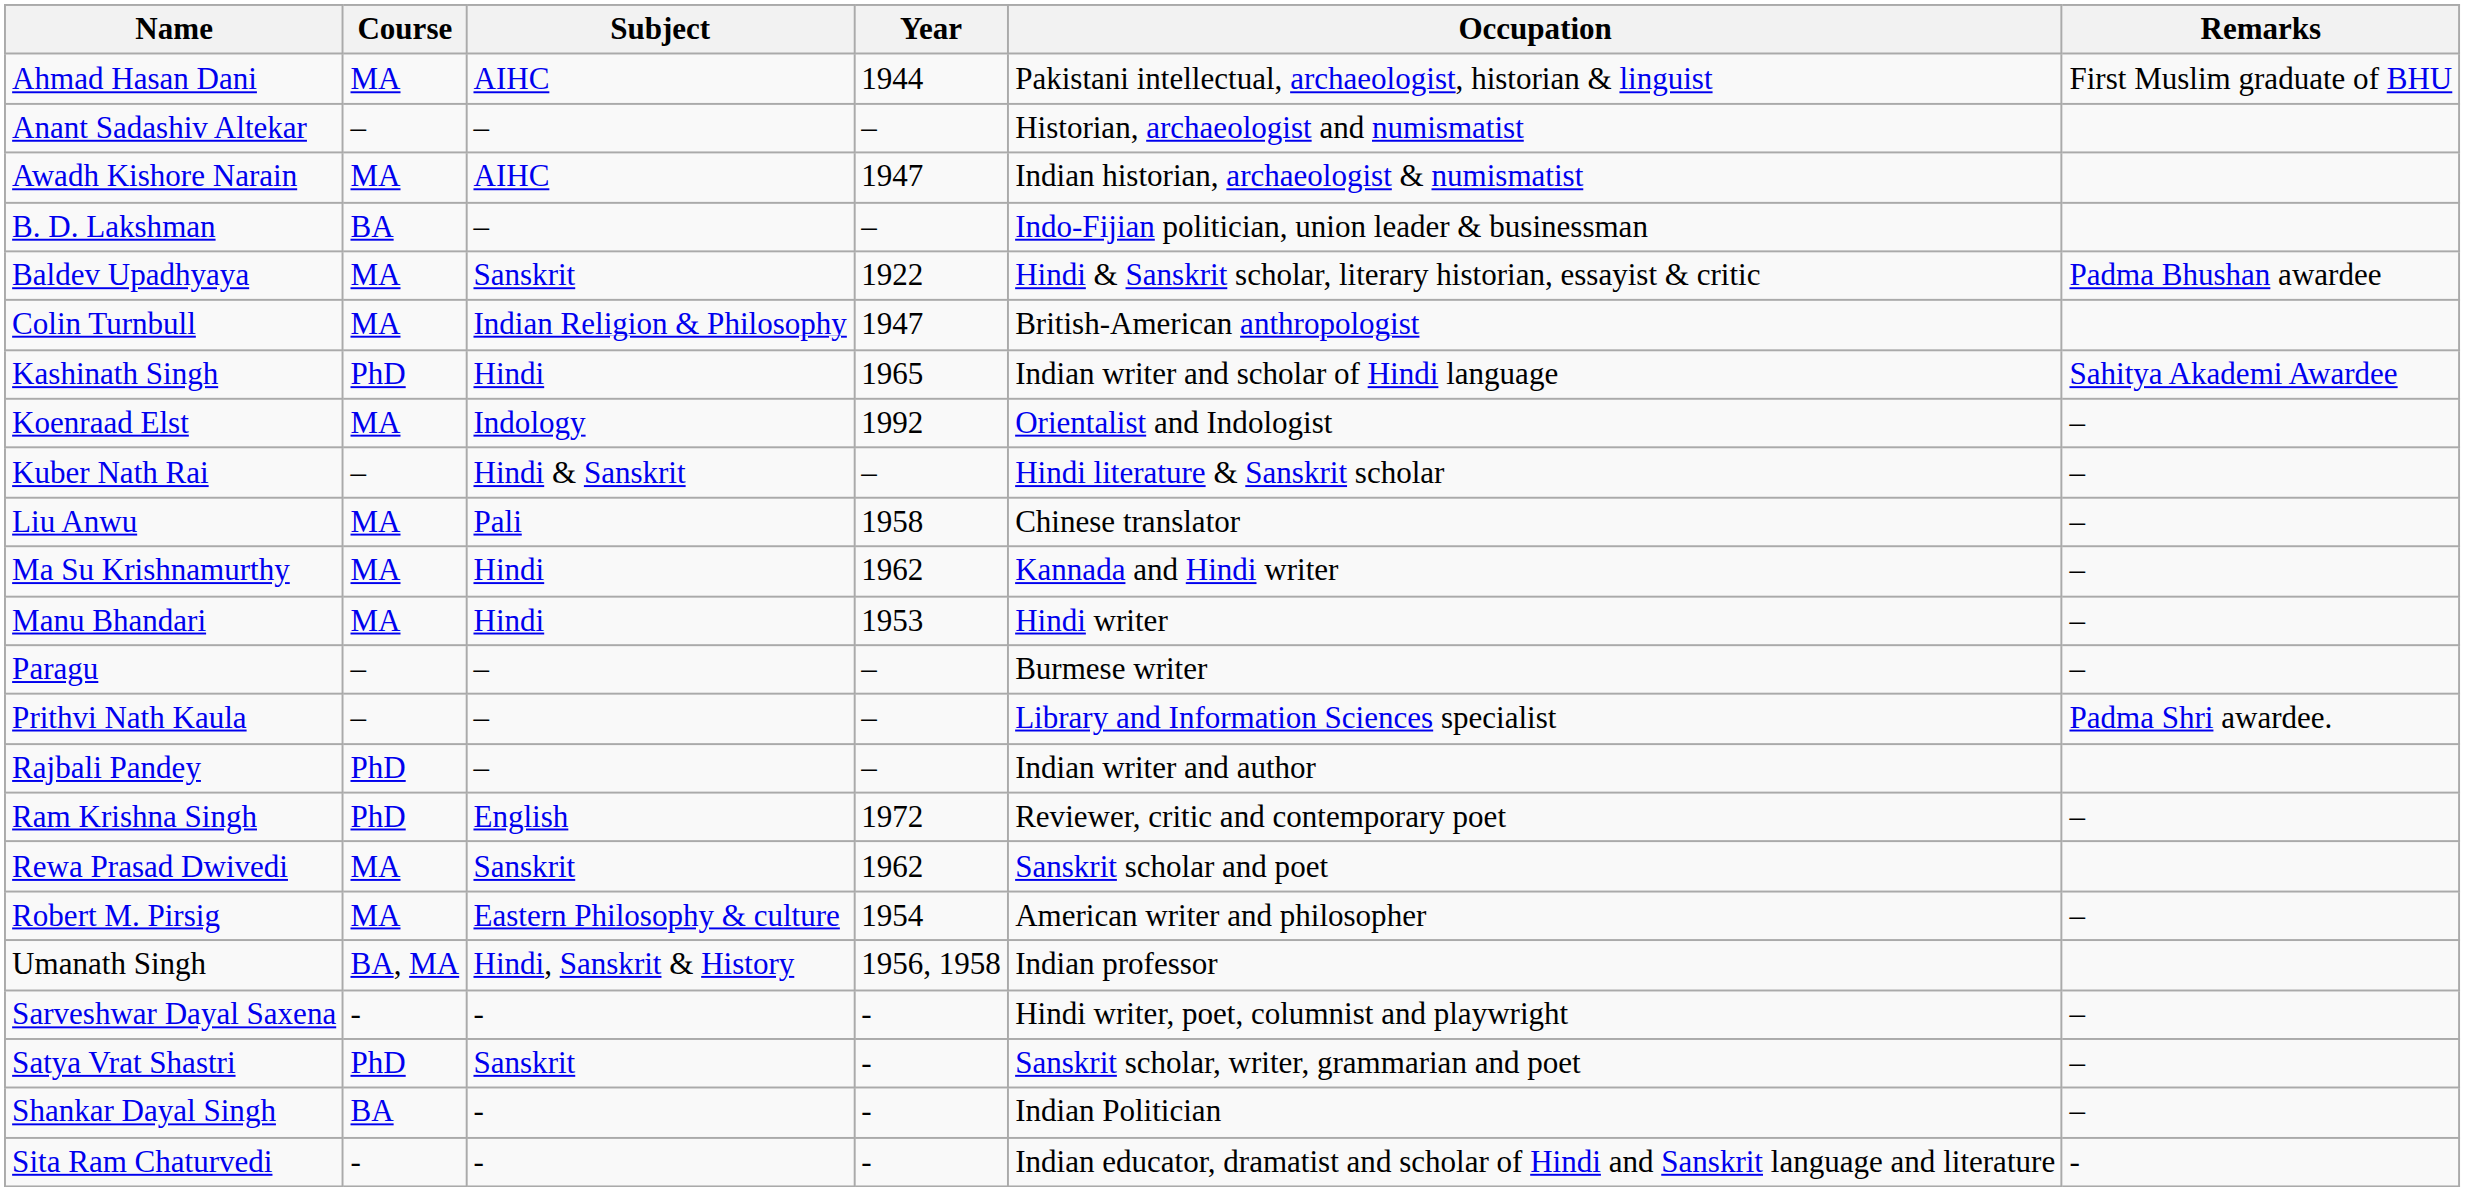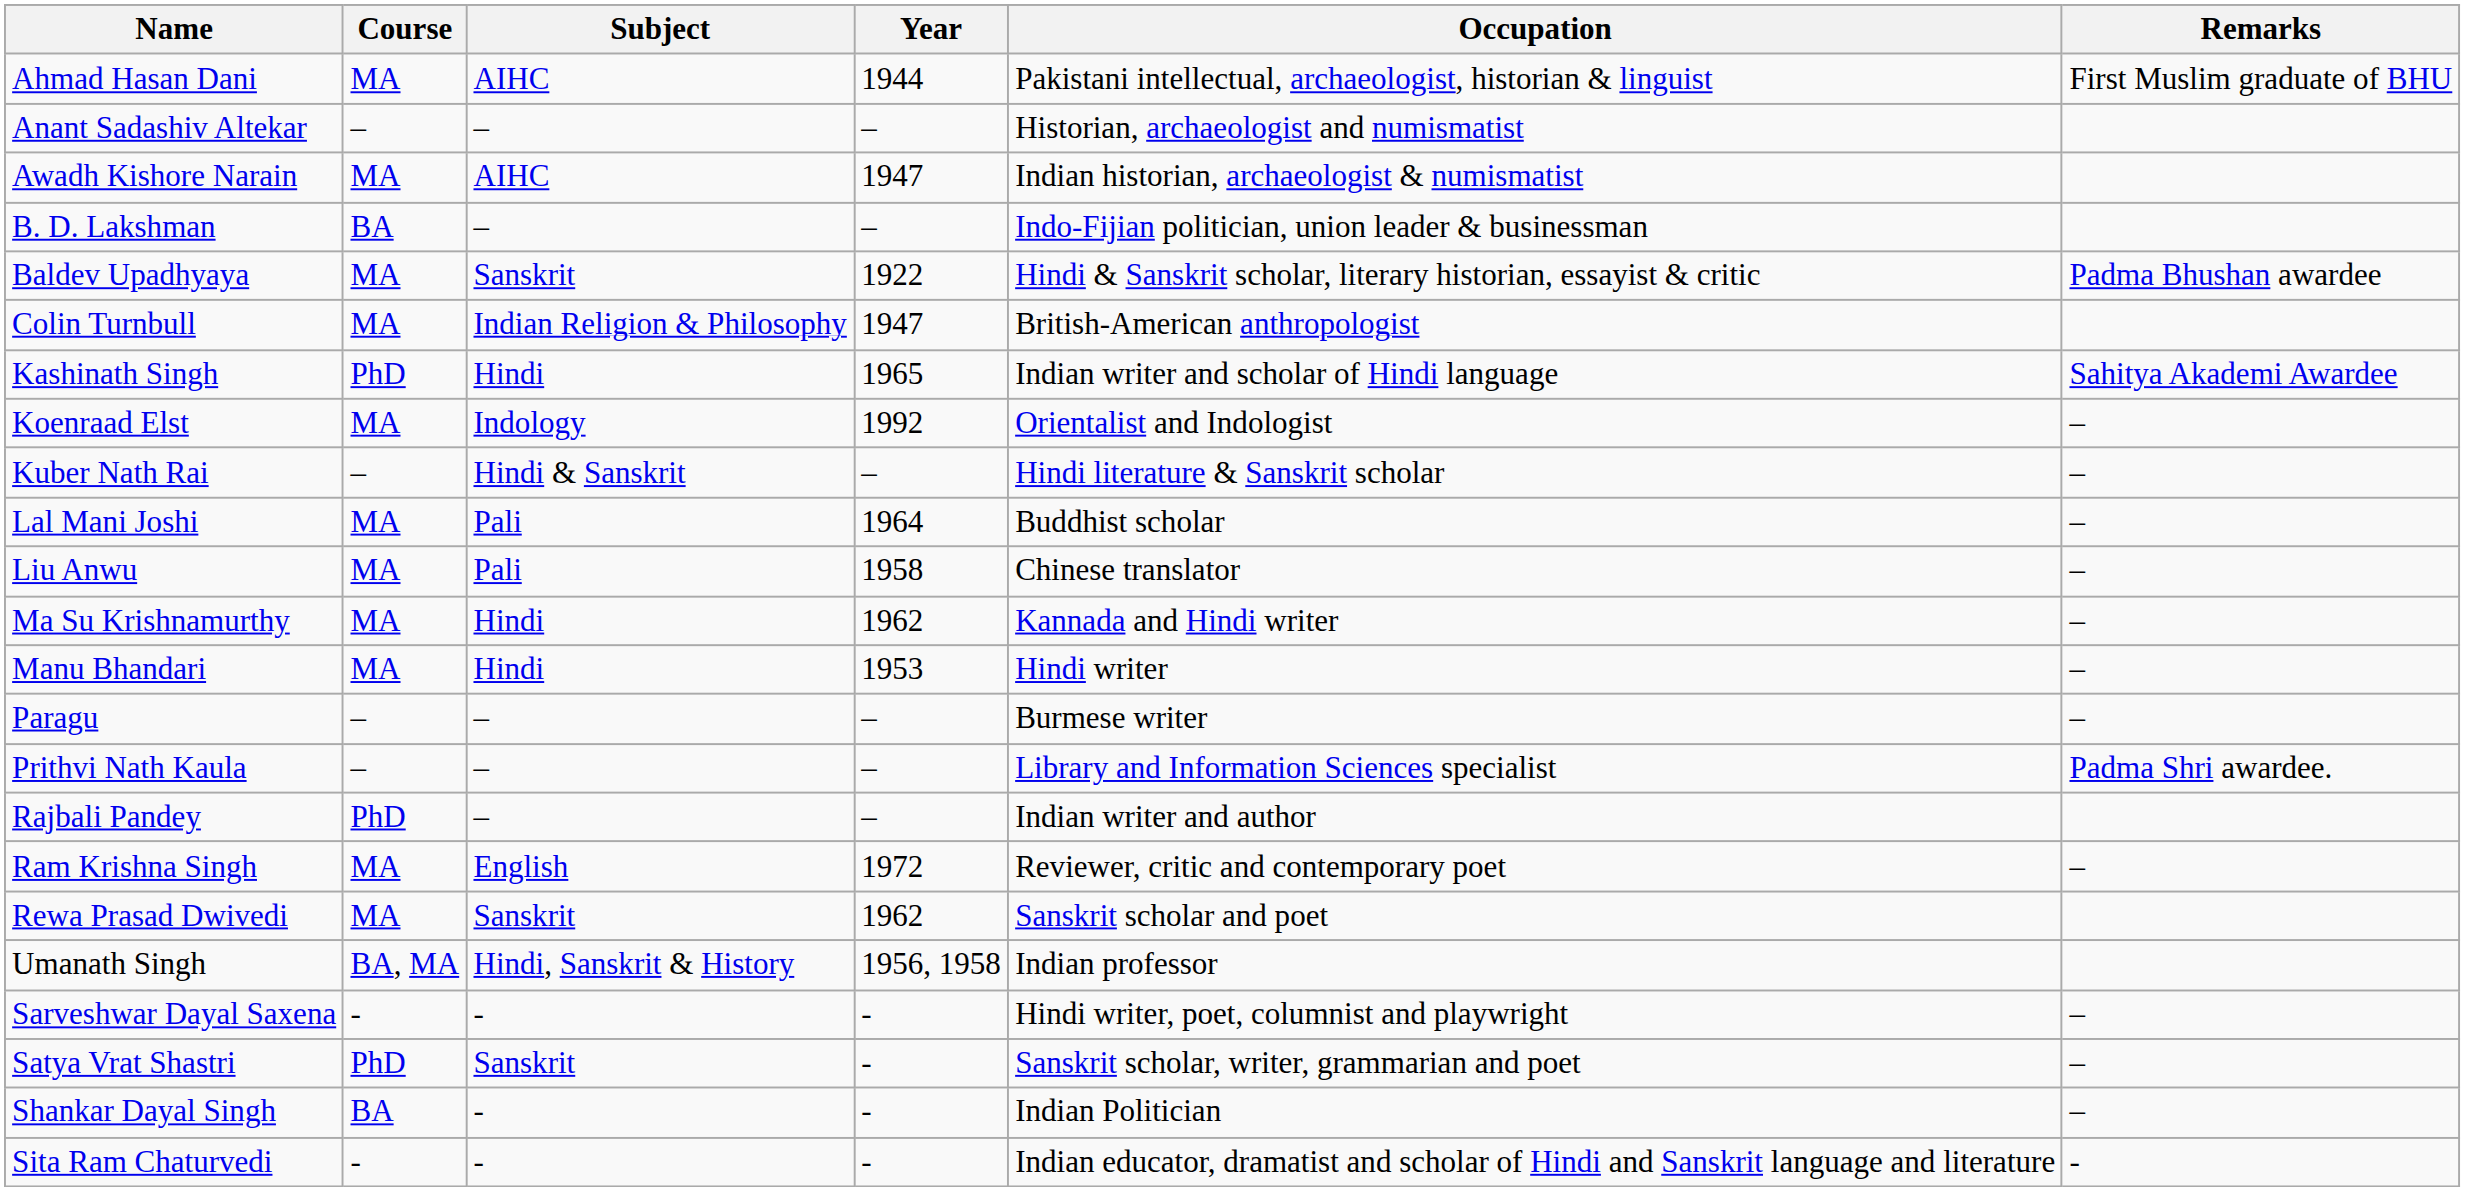+ row: (105, 521)
(378, 816) PhD -> (376, 865) MA
- row: (116, 915)
